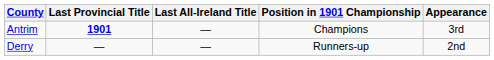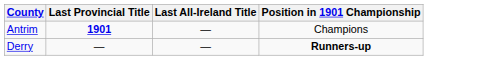- column: (456, 13)
(341, 47) normal -> (341, 47) bold
